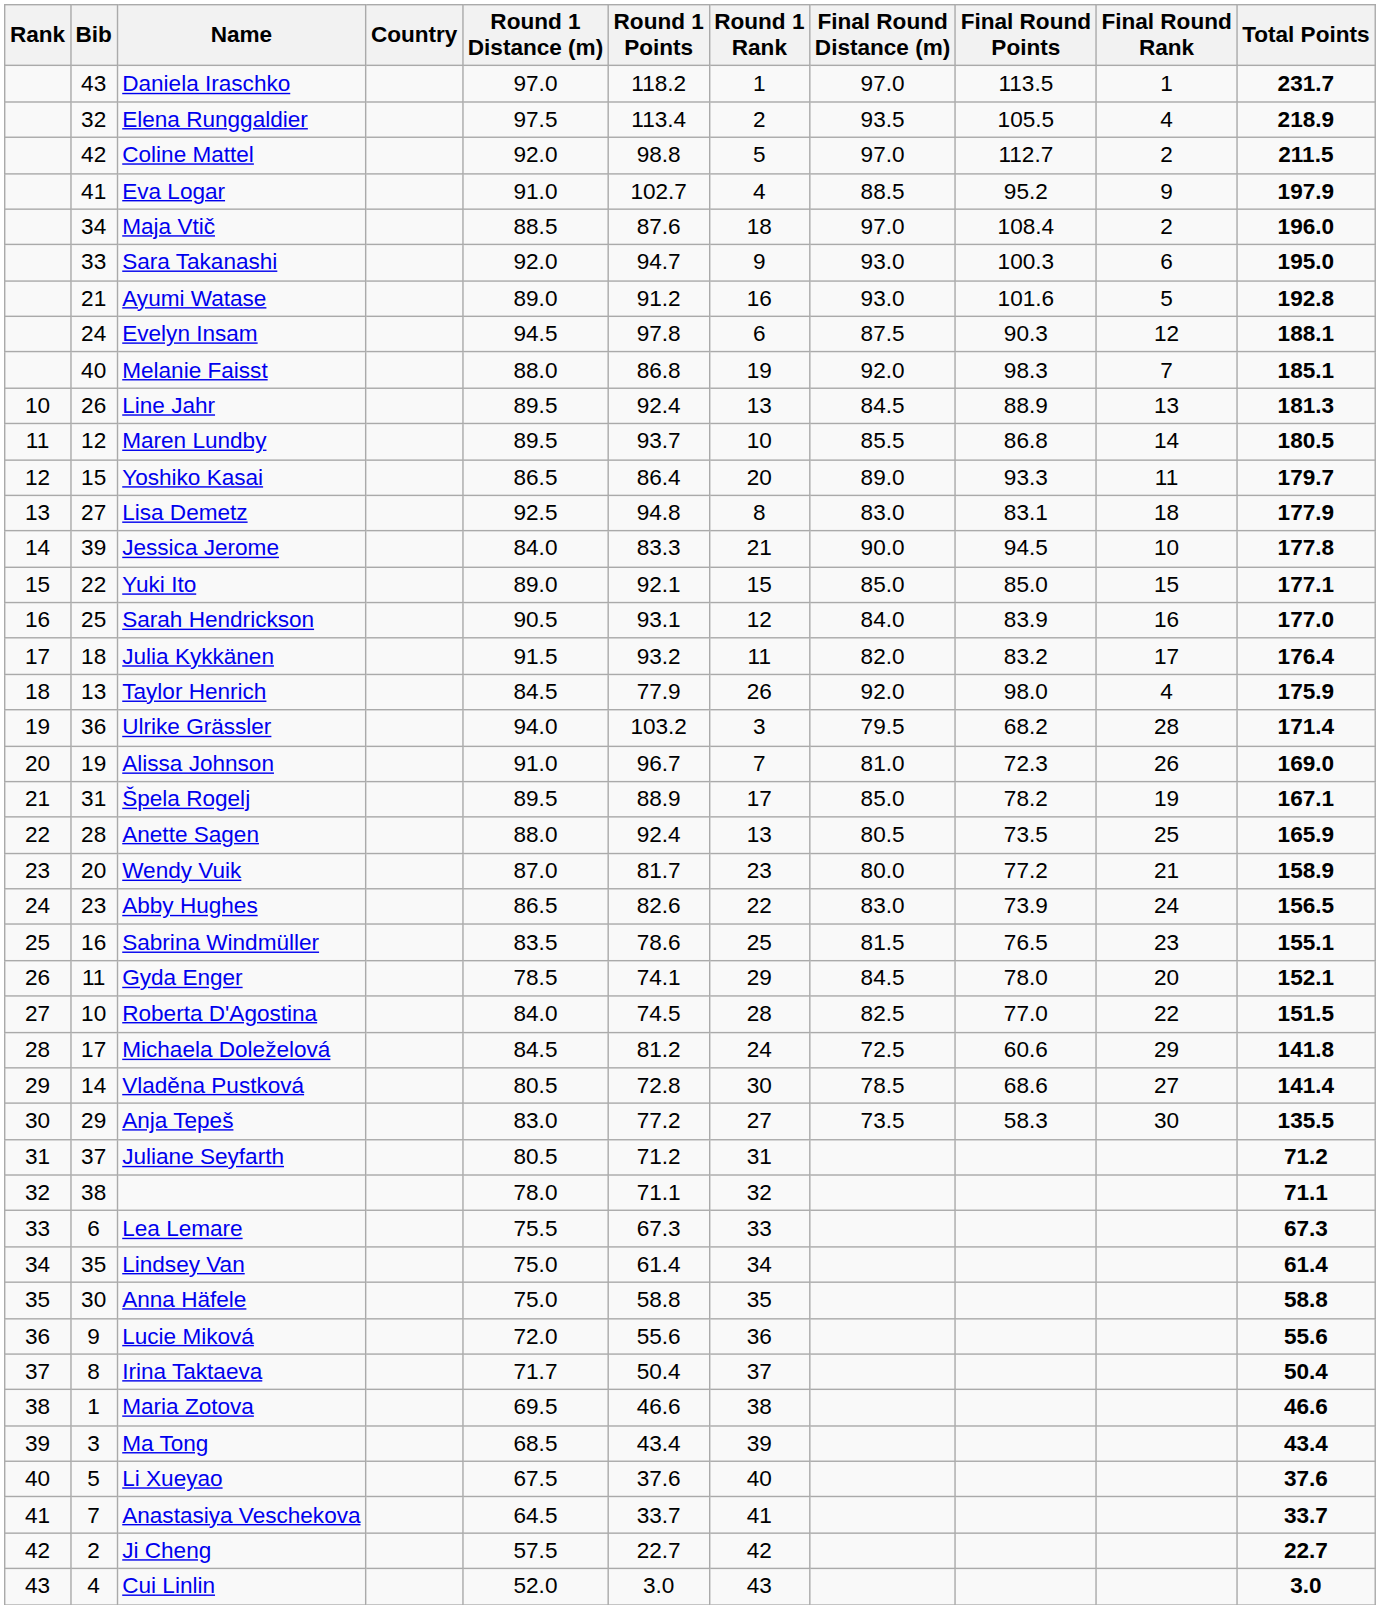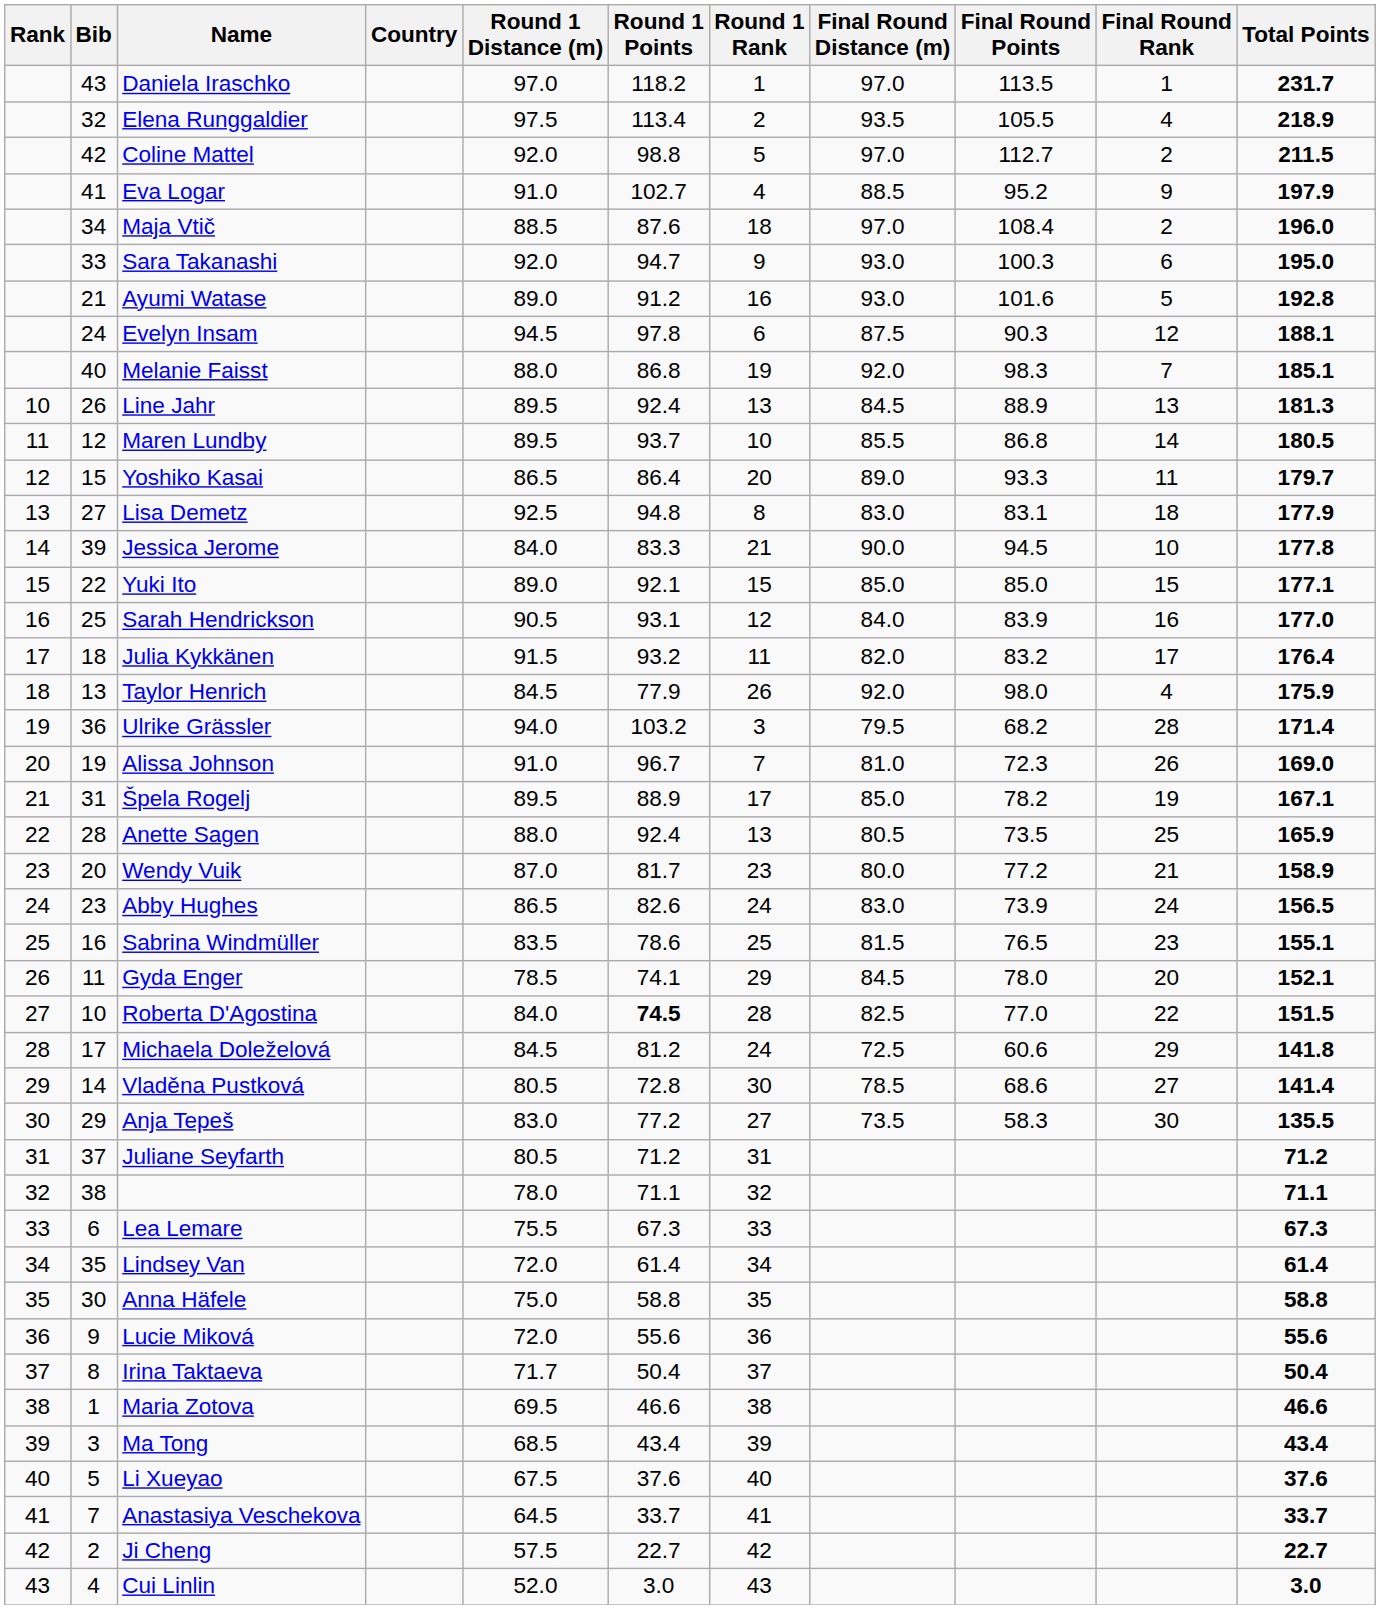(759, 906) 22 -> (759, 906) 24
(659, 1013) normal -> (659, 1013) bold
(535, 1264) 75.0 -> (535, 1264) 72.0
